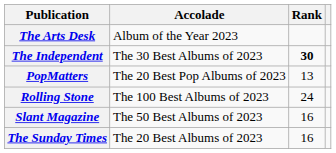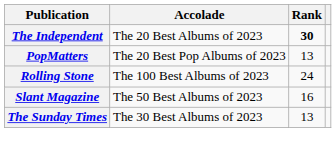- row: (57, 35)
(188, 55) The 30 Best Albums of 2023 -> (188, 35) The 20 Best Albums of 2023
(188, 138) The 20 Best Albums of 2023 -> (188, 117) The 30 Best Albums of 2023
(307, 138) 16 -> (307, 117) 13
